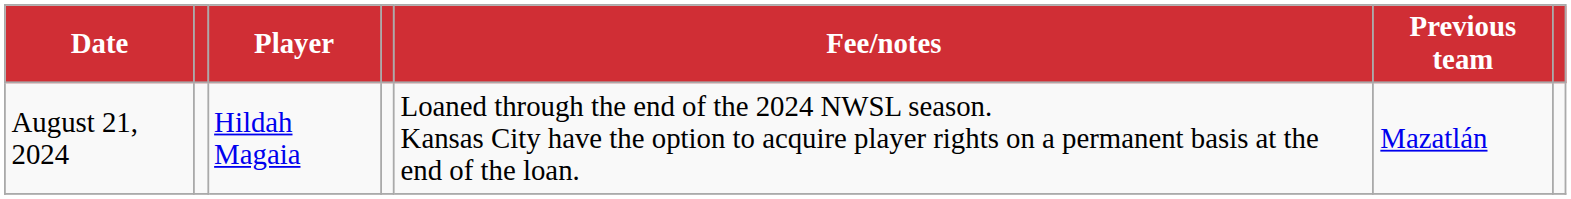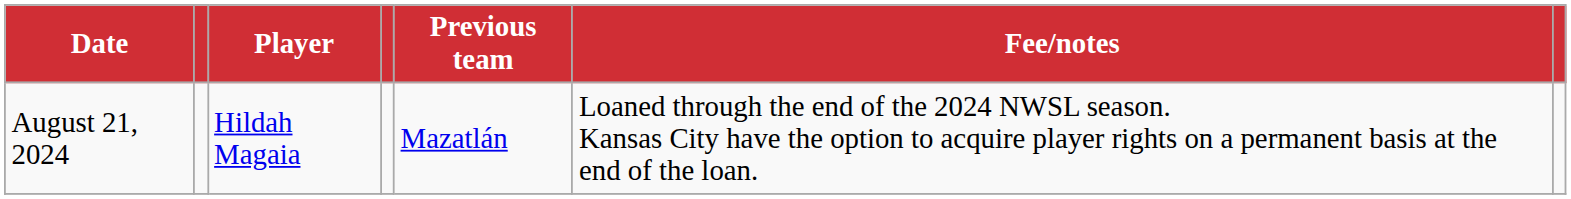columns swapped: (1463, 43) <-> (884, 43)
